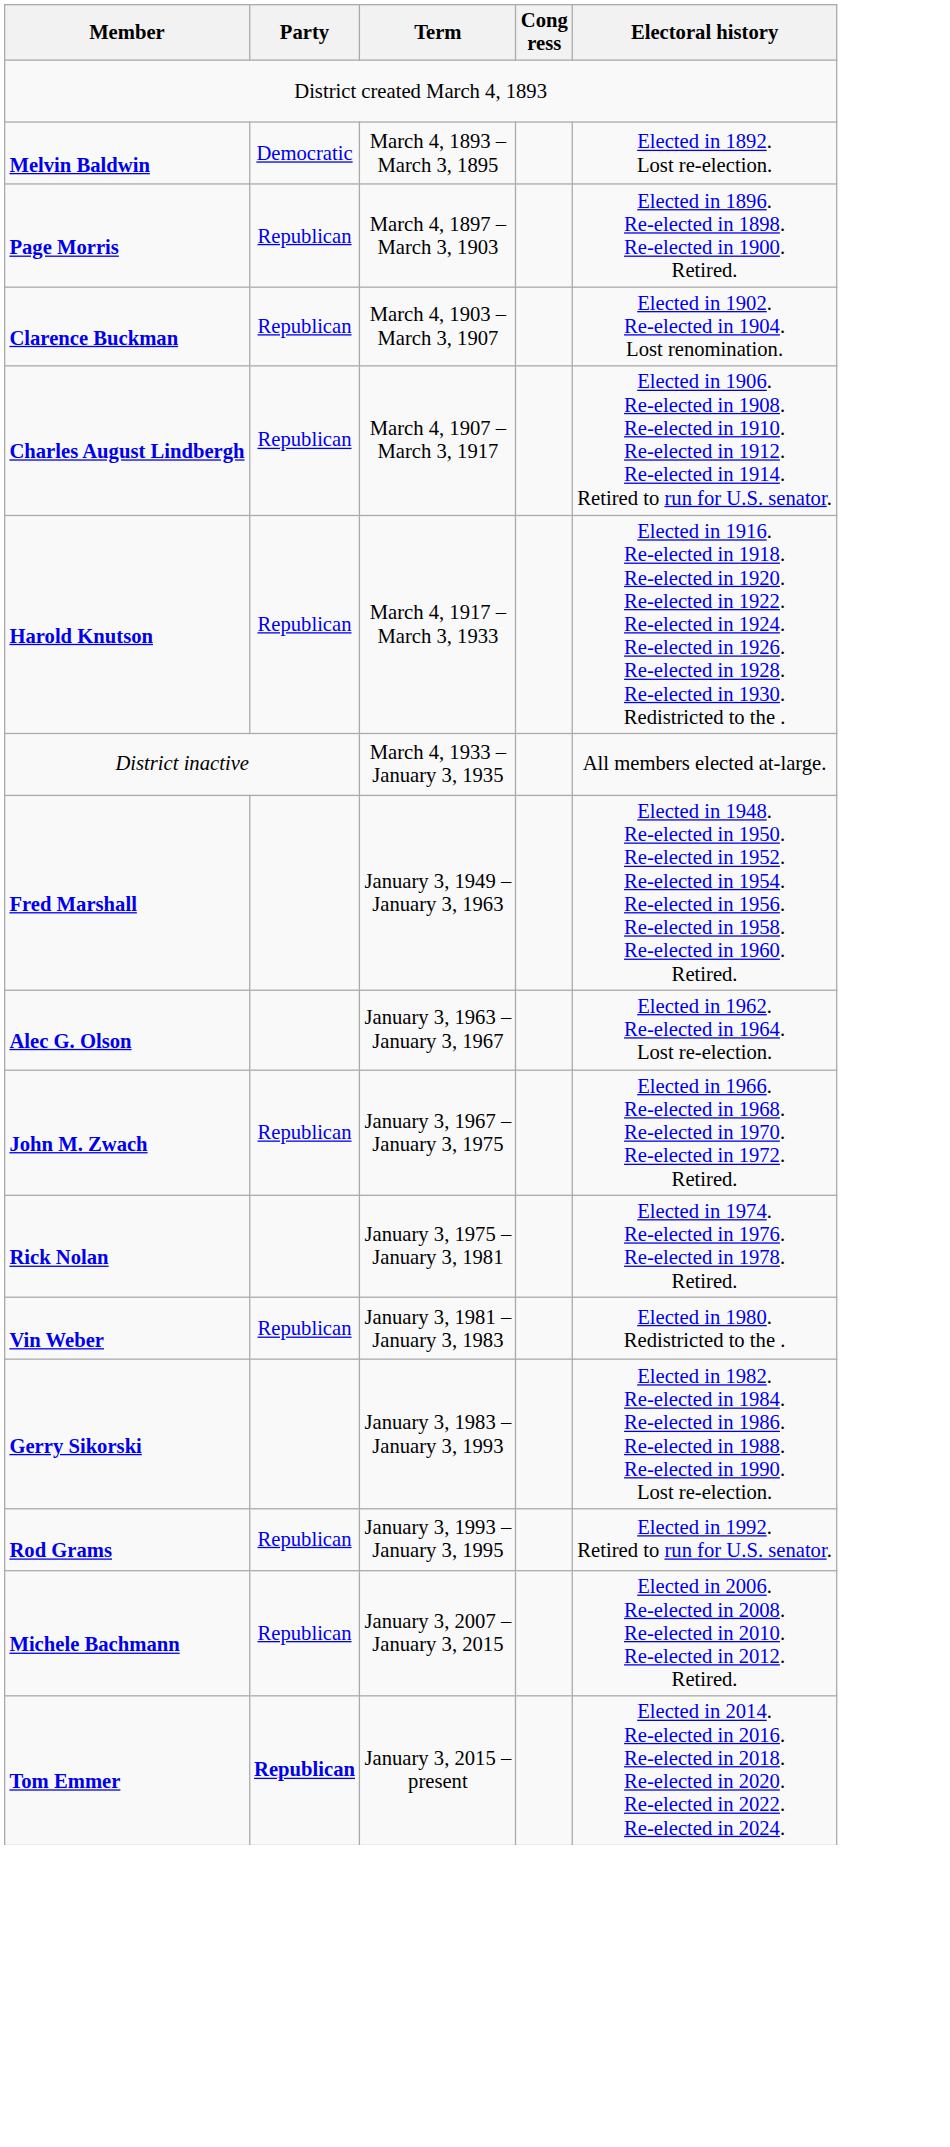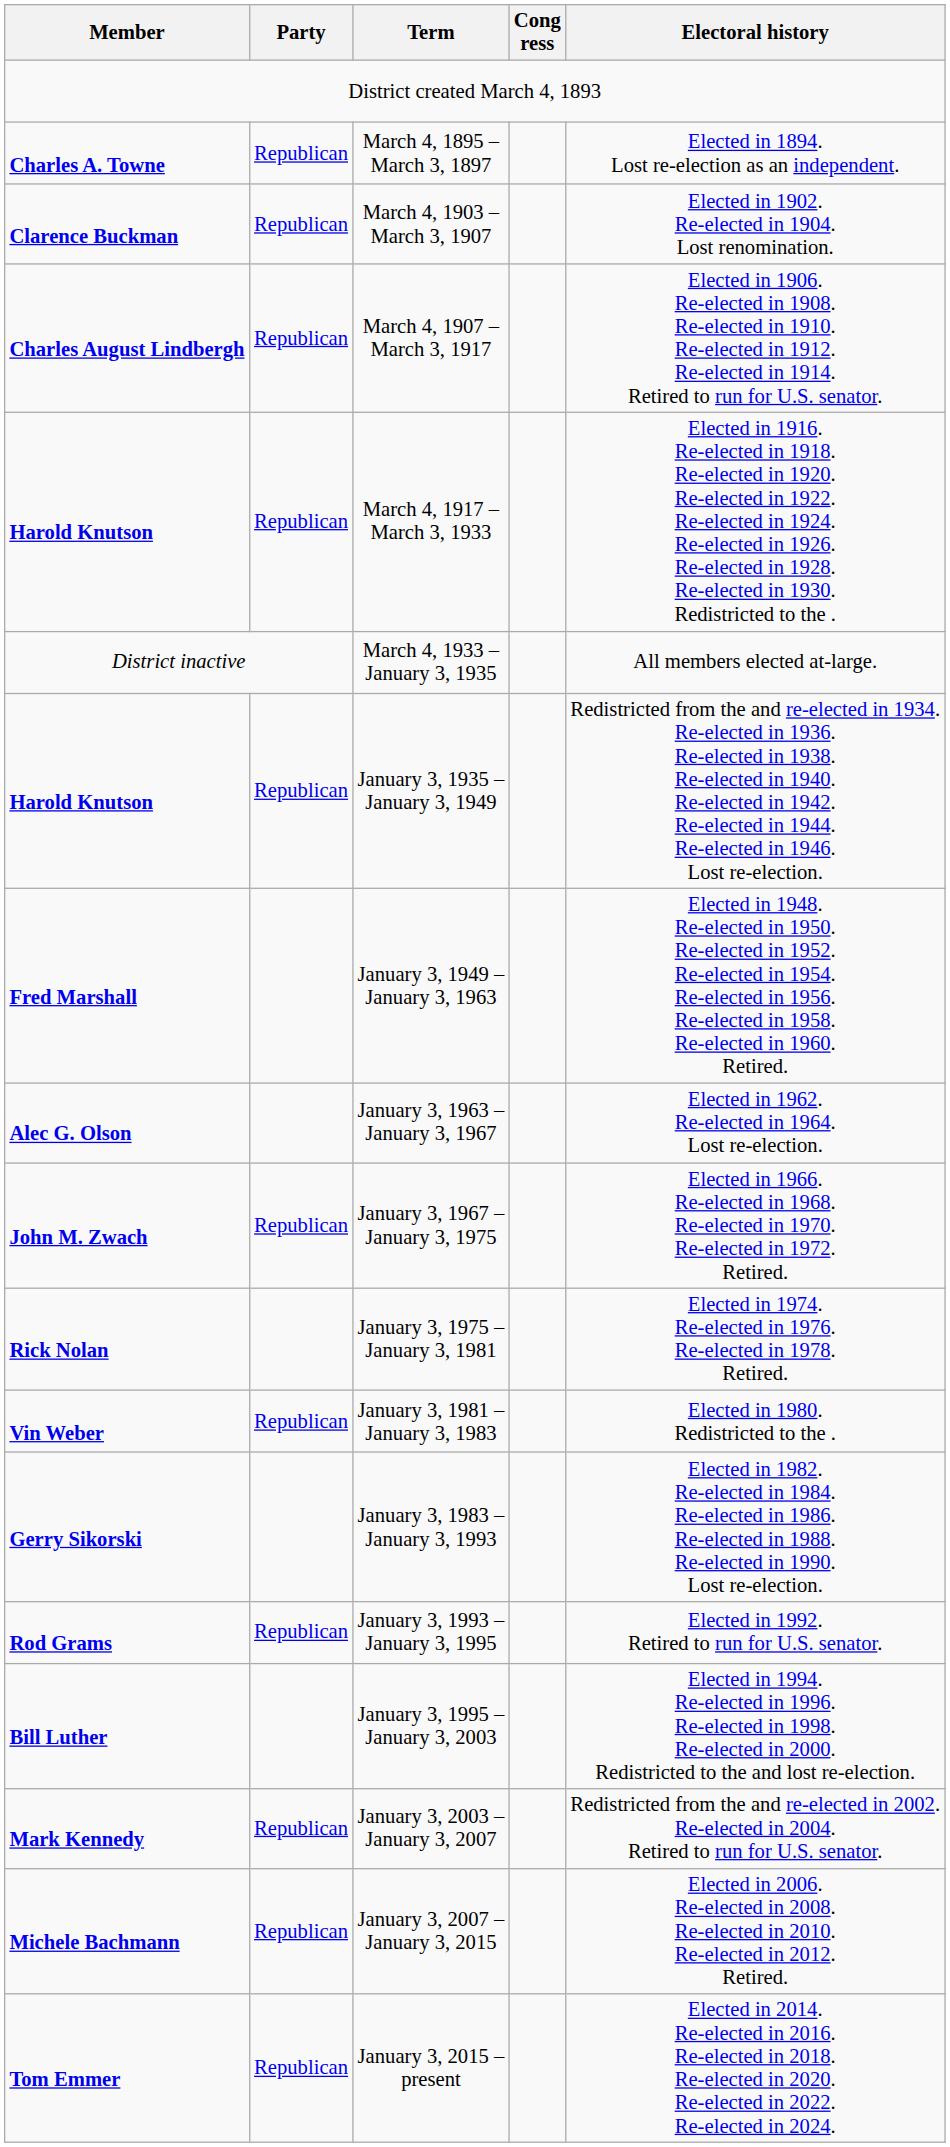- row: (438, 153)
+ row: (431, 153)
- row: (438, 235)
+ row: (431, 790)
+ row: (431, 1725)
+ row: (431, 1828)
(305, 1770) bold -> (301, 2067) normal
